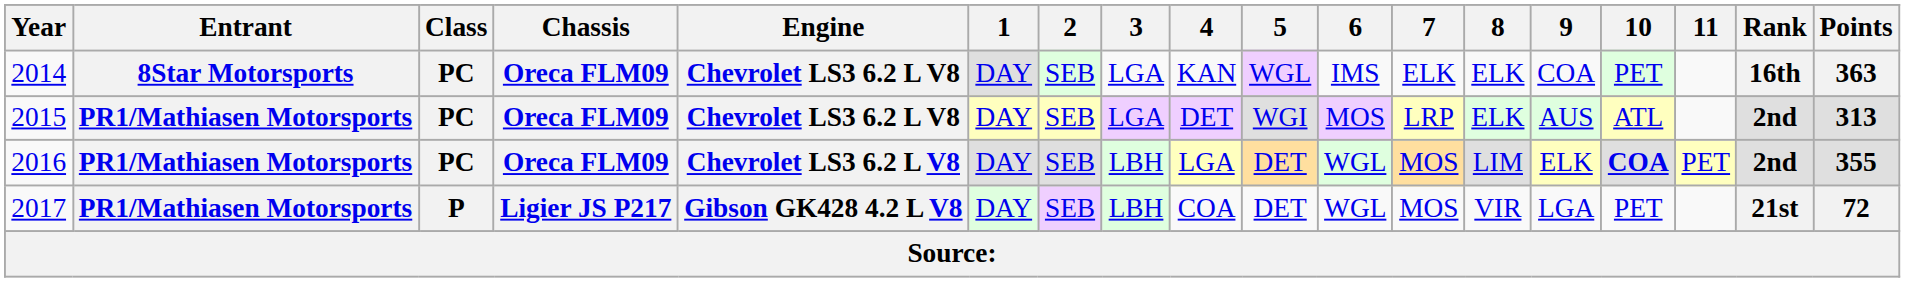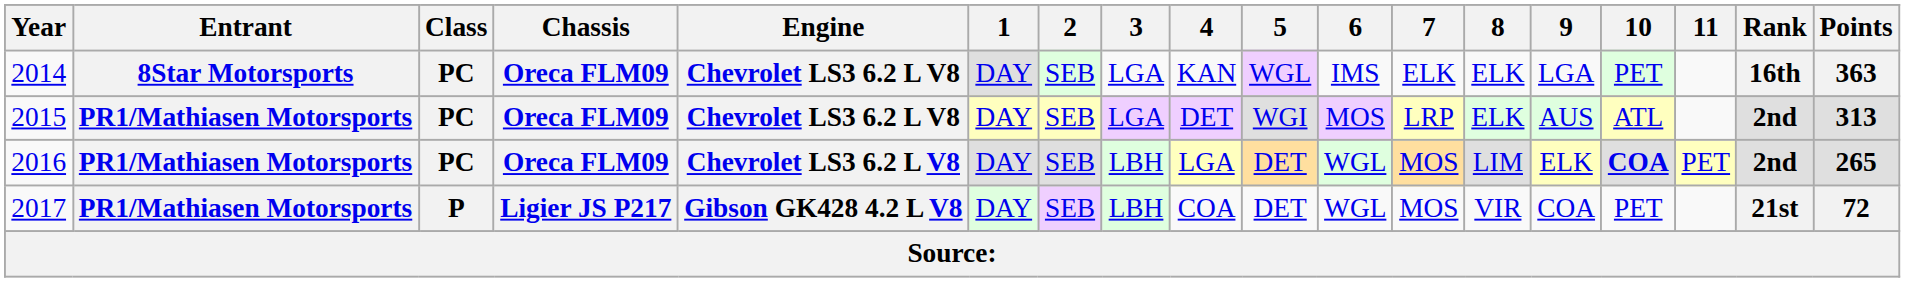(1566, 72) COA -> (1566, 72) LGA
(1856, 162) 355 -> (1856, 162) 265
(1566, 207) LGA -> (1566, 207) COA
